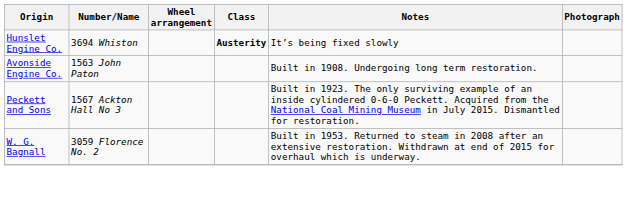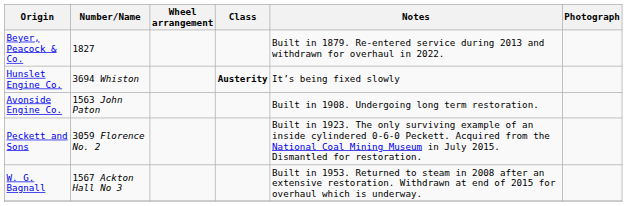+ row: (32, 48)
(102, 105) 1567 Ackton Hall No 3 -> (109, 141) 3059 Florence No. 2
(107, 147) 3059 Florence No. 2 -> (103, 183) 1567 Ackton Hall No 3
